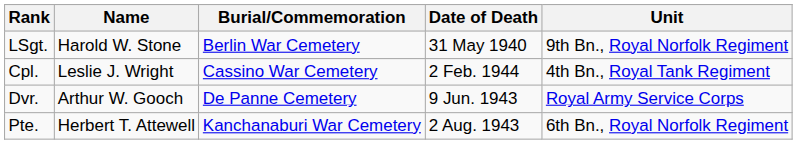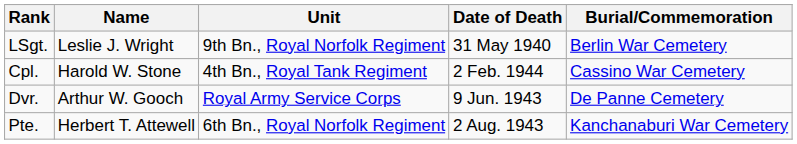columns swapped: (667, 17) <-> (312, 17)
(119, 44) Harold W. Stone -> (116, 44) Leslie J. Wright
(116, 71) Leslie J. Wright -> (119, 71) Harold W. Stone
